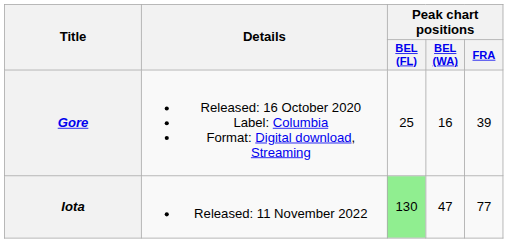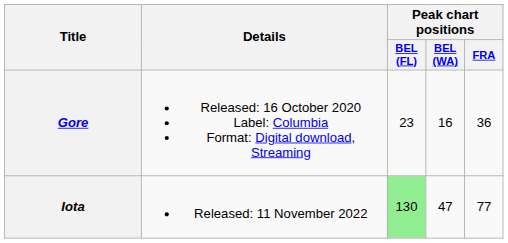(407, 122) 25 -> (407, 122) 23
(484, 122) 39 -> (484, 122) 36
